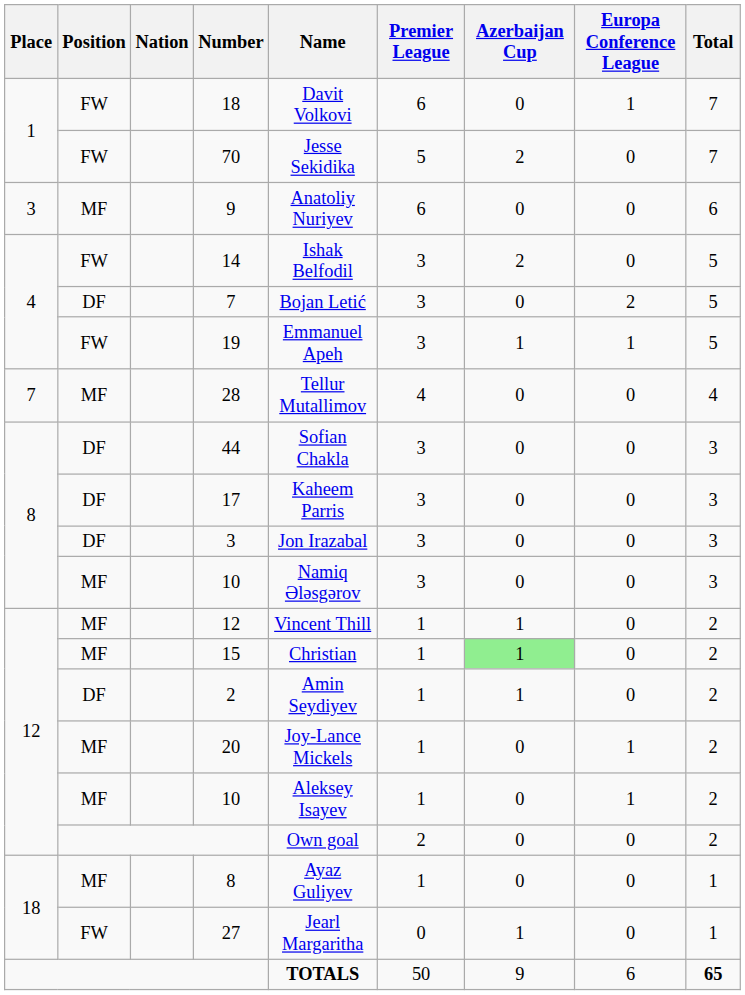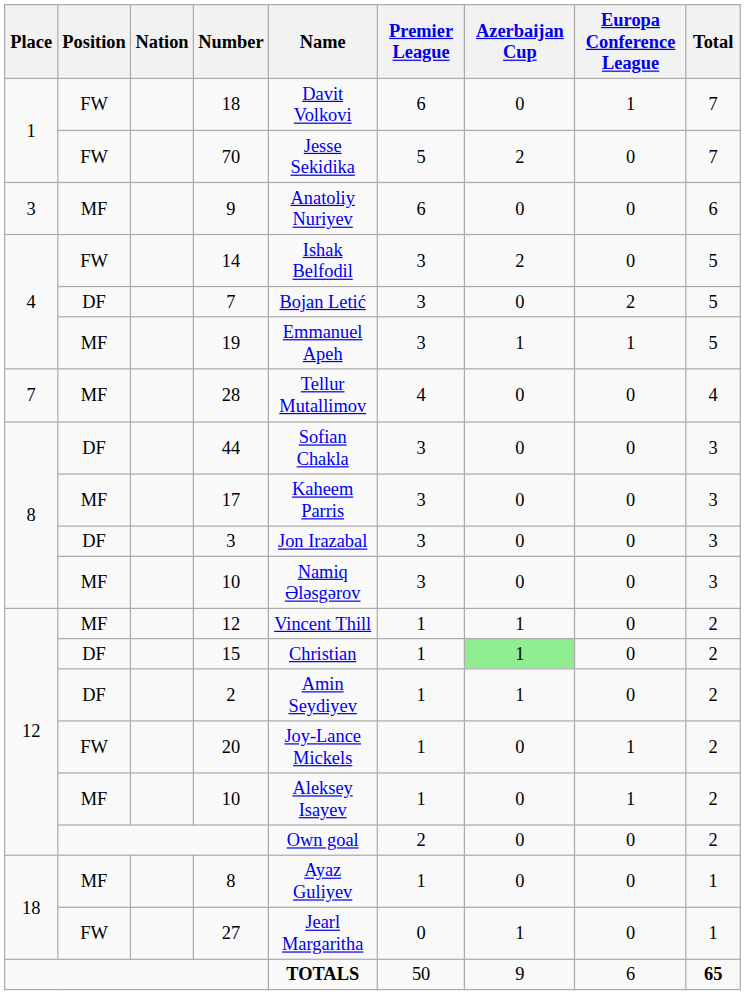(94, 343) FW -> (94, 343) MF
(94, 499) DF -> (94, 499) MF
(94, 653) MF -> (94, 653) DF
(94, 746) MF -> (94, 746) FW
